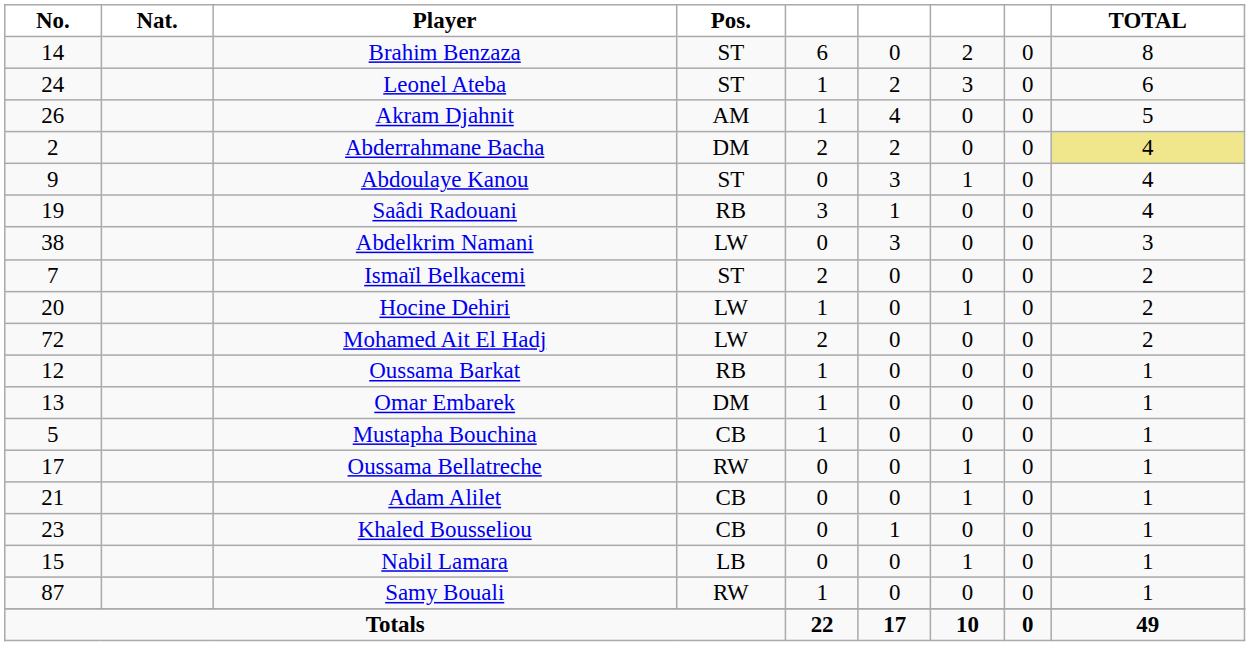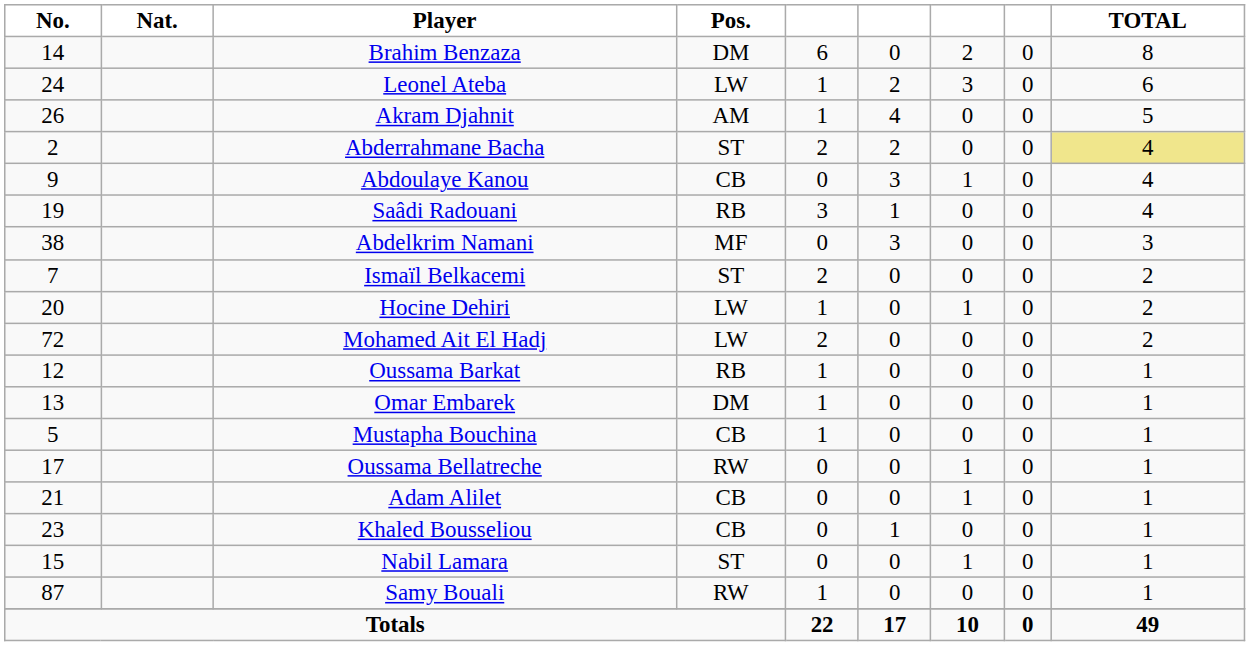(731, 52) ST -> (731, 52) DM
(731, 84) ST -> (731, 84) LW
(731, 147) DM -> (731, 147) ST
(731, 179) ST -> (731, 179) CB
(731, 243) LW -> (731, 243) MF
(731, 561) LB -> (731, 561) ST
